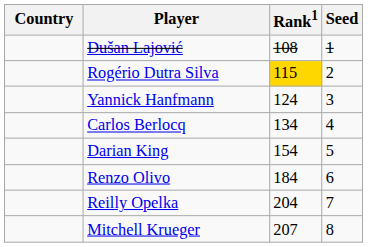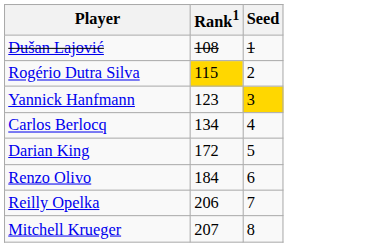- column: (44, 19)
(285, 99) 124 -> (207, 99) 123
(330, 99) no background -> (251, 99) gold background
(285, 151) 154 -> (207, 151) 172
(285, 203) 204 -> (207, 203) 206
